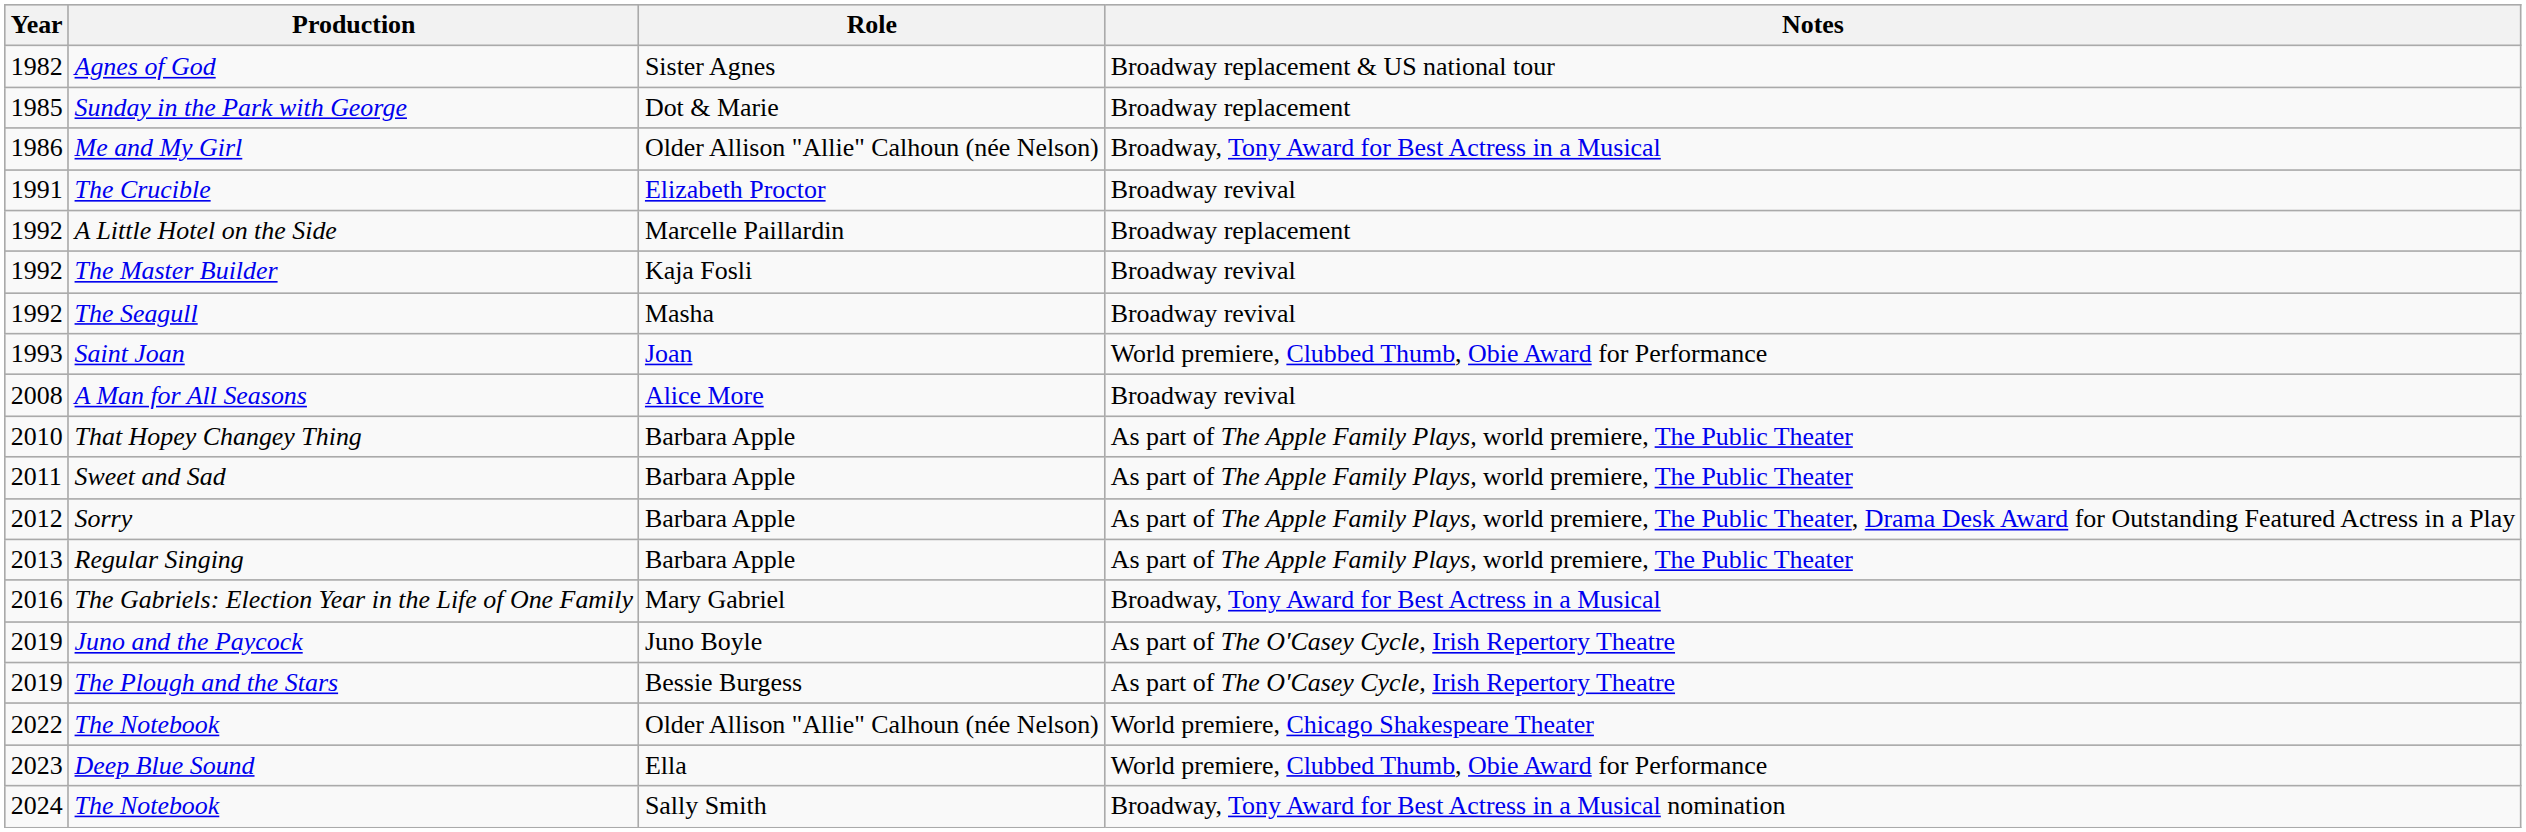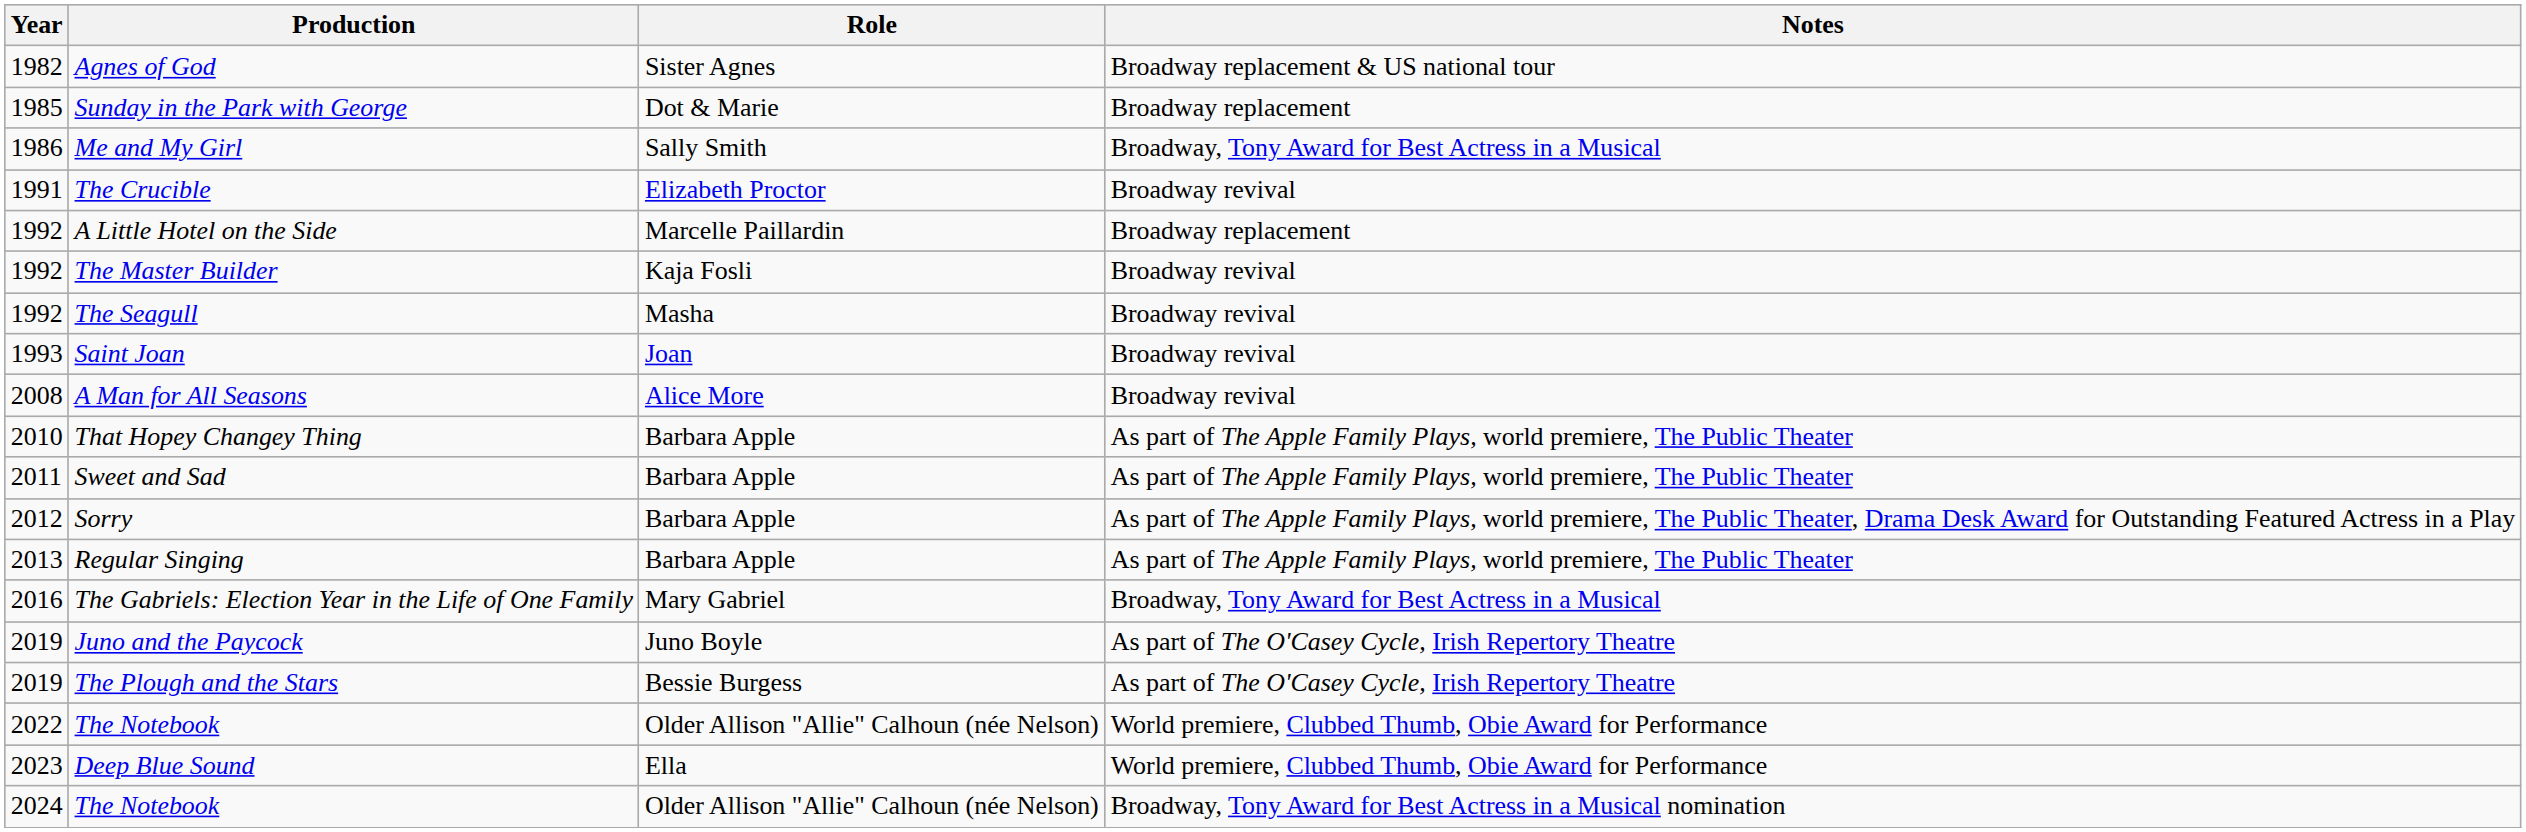(872, 148) Older Allison "Allie" Calhoun (née Nelson) -> (706, 148) Sally Smith
(1439, 353) World premiere, Clubbed Thumb, Obie Award for Performance -> (1203, 353) Broadway revival
(1352, 723) World premiere, Chicago Shakespeare Theater -> (1439, 723) World premiere, Clubbed Thumb, Obie Award for Performance
(706, 806) Sally Smith -> (872, 806) Older Allison "Allie" Calhoun (née Nelson)
